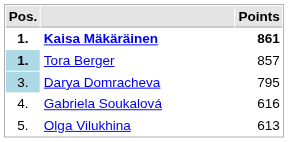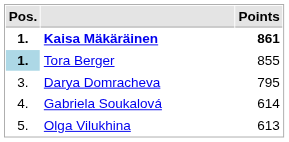(268, 60) 857 -> (268, 60) 855
(23, 82) lightblue background -> (23, 82) no background
(268, 104) 616 -> (268, 104) 614
